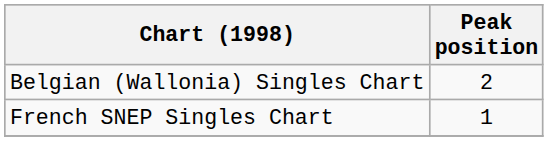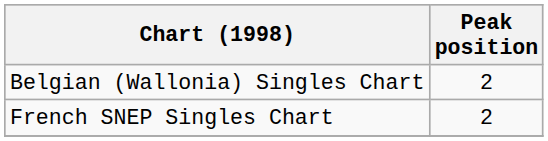(486, 118) 1 -> (486, 118) 2
